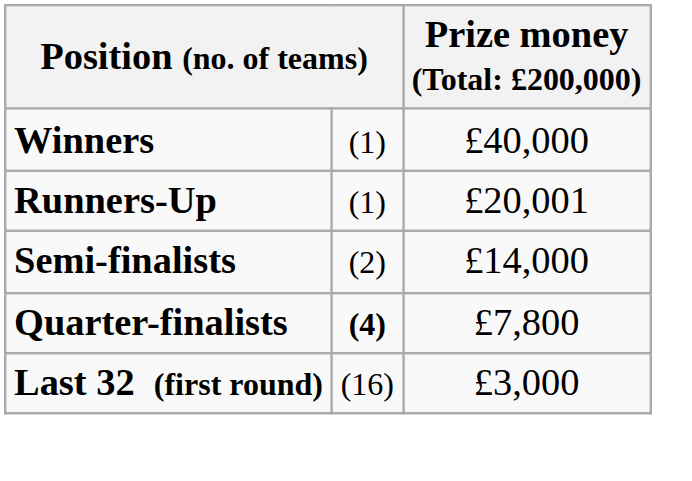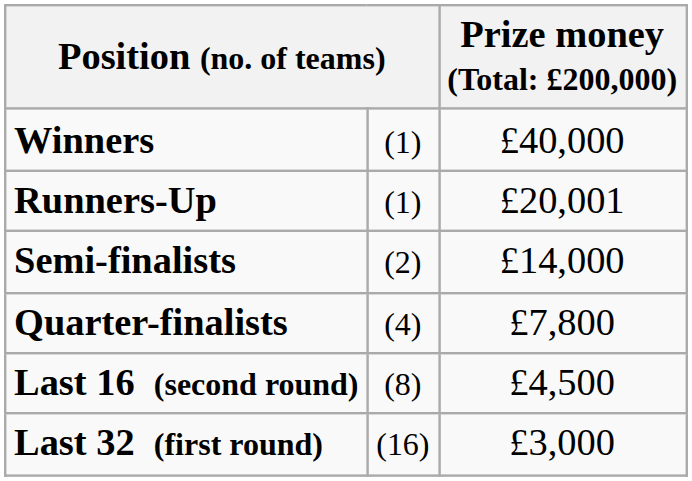(367, 321) bold -> (403, 324) normal
+ row: (186, 382)
